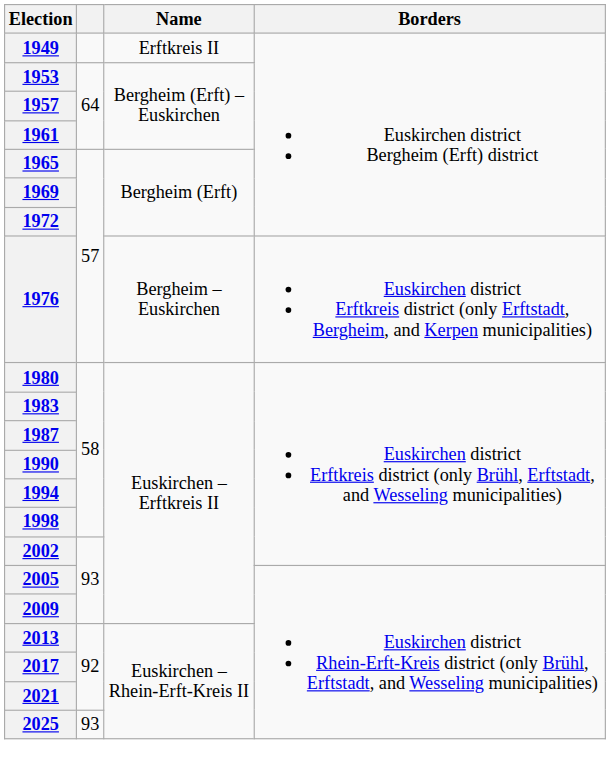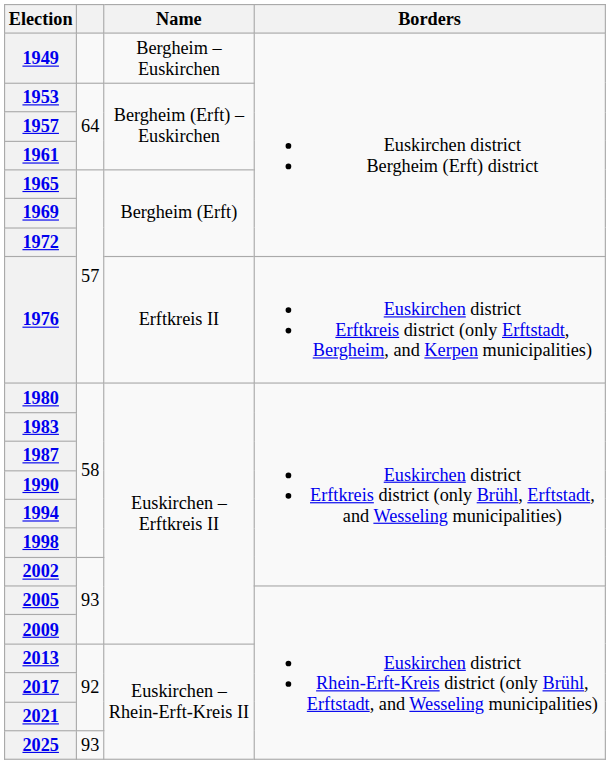(179, 47) Erftkreis II -> (179, 58) Bergheim – Euskirchen
(179, 299) Bergheim – Euskirchen -> (179, 319) Erftkreis II
